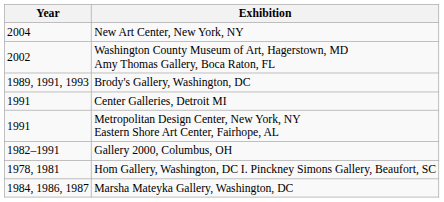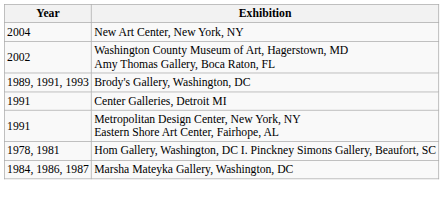- row: (163, 151)
